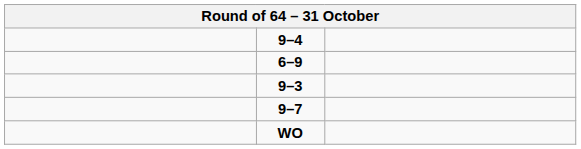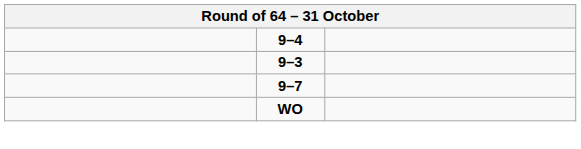- row: (290, 63)
